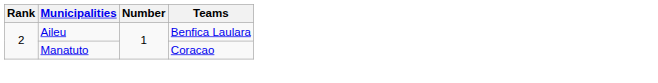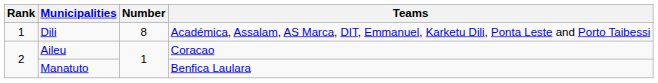+ row: (48, 31)
(211, 31) Benfica Laulara -> (193, 50) Coracao
(193, 50) Coracao -> (211, 68) Benfica Laulara
